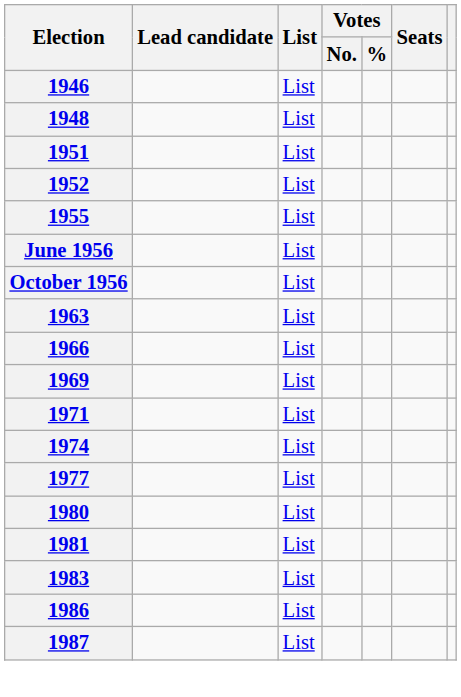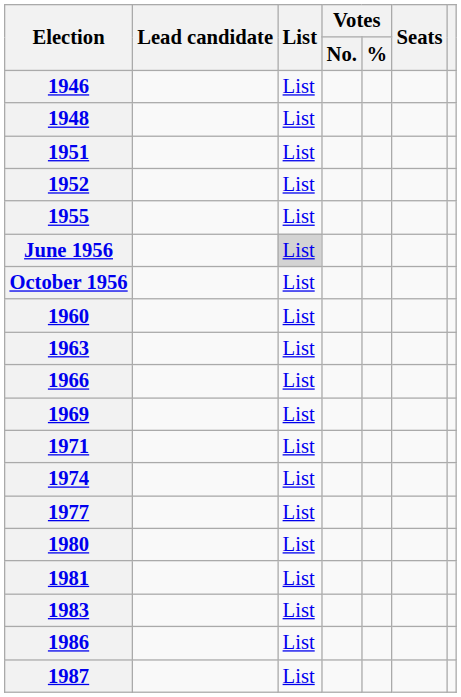(299, 250) no background -> (299, 250) lightgrey background
+ row: (69, 315)
